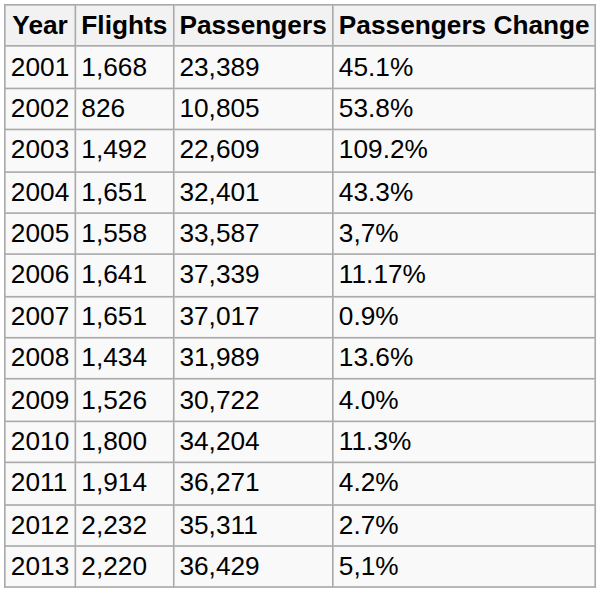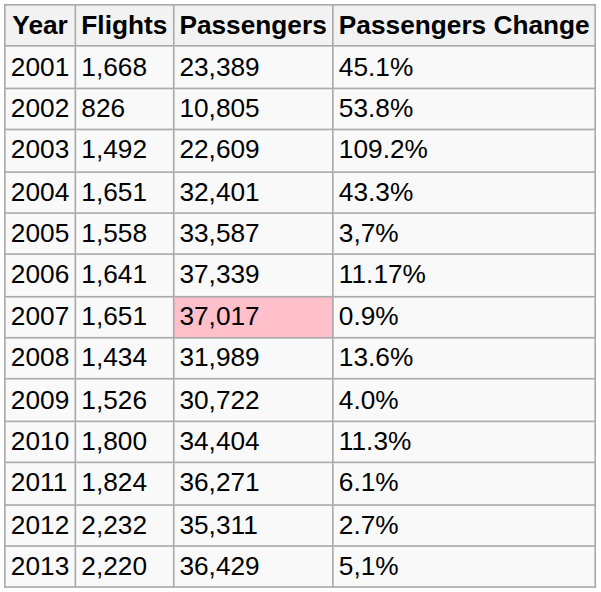(220, 316) no background -> (220, 316) pink background
(220, 441) 34,204 -> (220, 441) 34,404
(114, 483) 1,914 -> (114, 483) 1,824
(369, 483) 4.2% -> (369, 483) 6.1%
